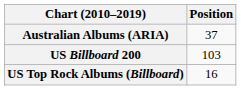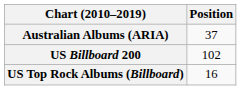(211, 54) 103 -> (211, 54) 102
